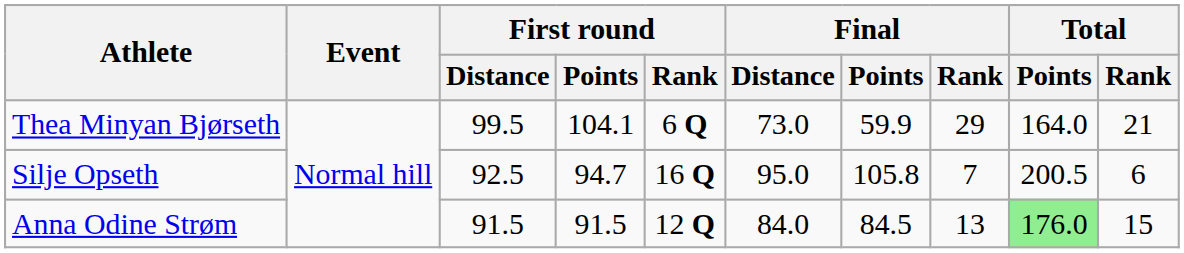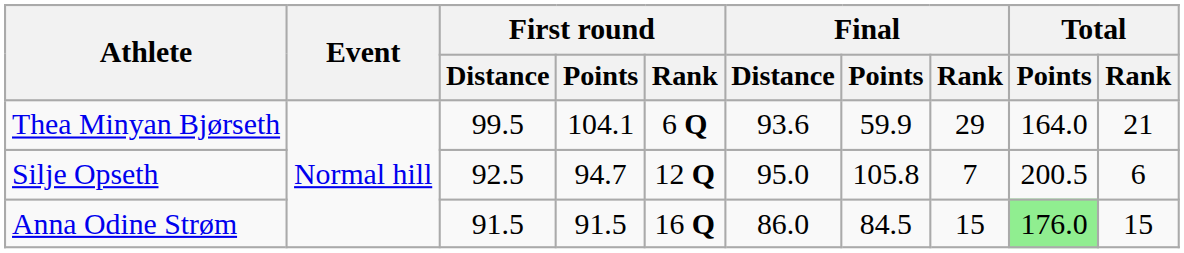(783, 125) 73.0 -> (783, 125) 93.6
(685, 174) 16 Q -> (685, 174) 12 Q
(685, 223) 12 Q -> (685, 223) 16 Q
(783, 223) 84.0 -> (783, 223) 86.0
(970, 223) 13 -> (970, 223) 15
